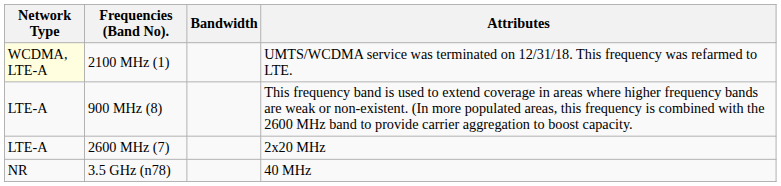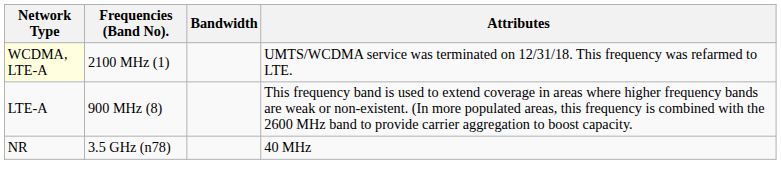- row: (129, 147)
